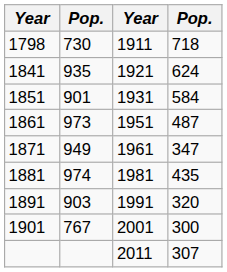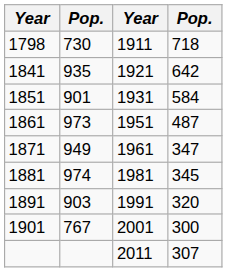(186, 71) 624 -> (186, 71) 642
(186, 175) 435 -> (186, 175) 345
